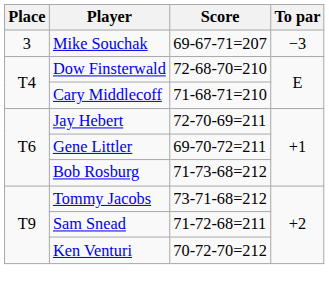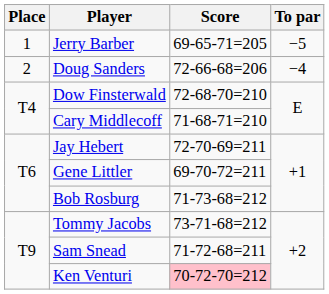+ row: (93, 43)
+ row: (99, 69)
- row: (100, 43)
(220, 250) no background -> (220, 276) pink background
